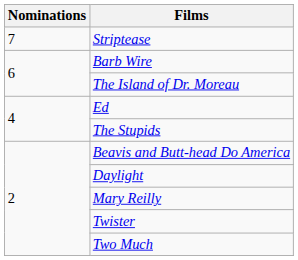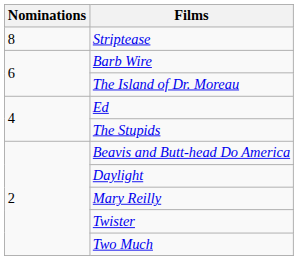(11, 38) 7 -> (11, 38) 8
